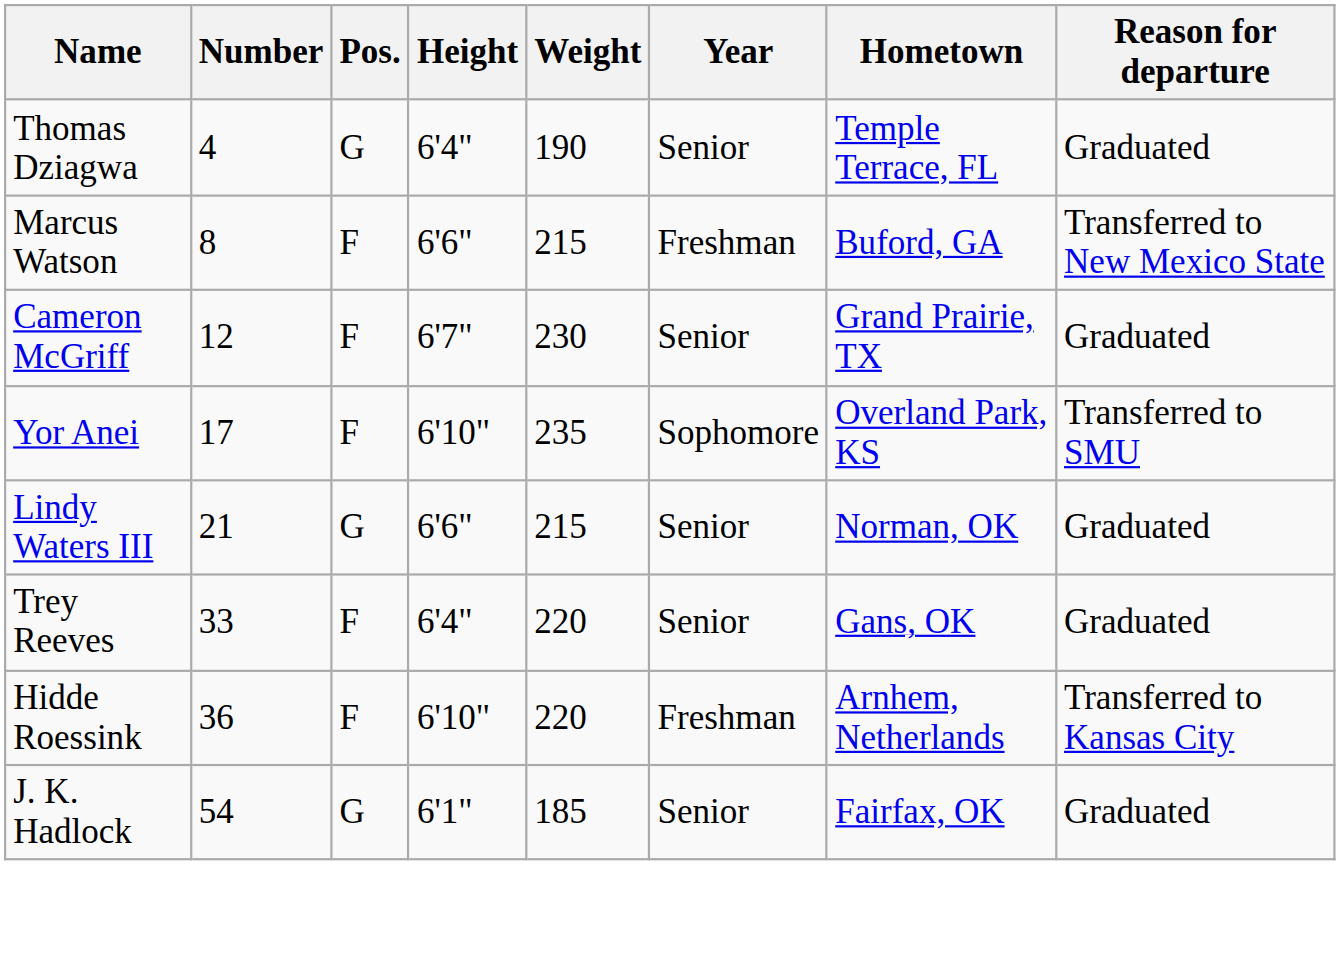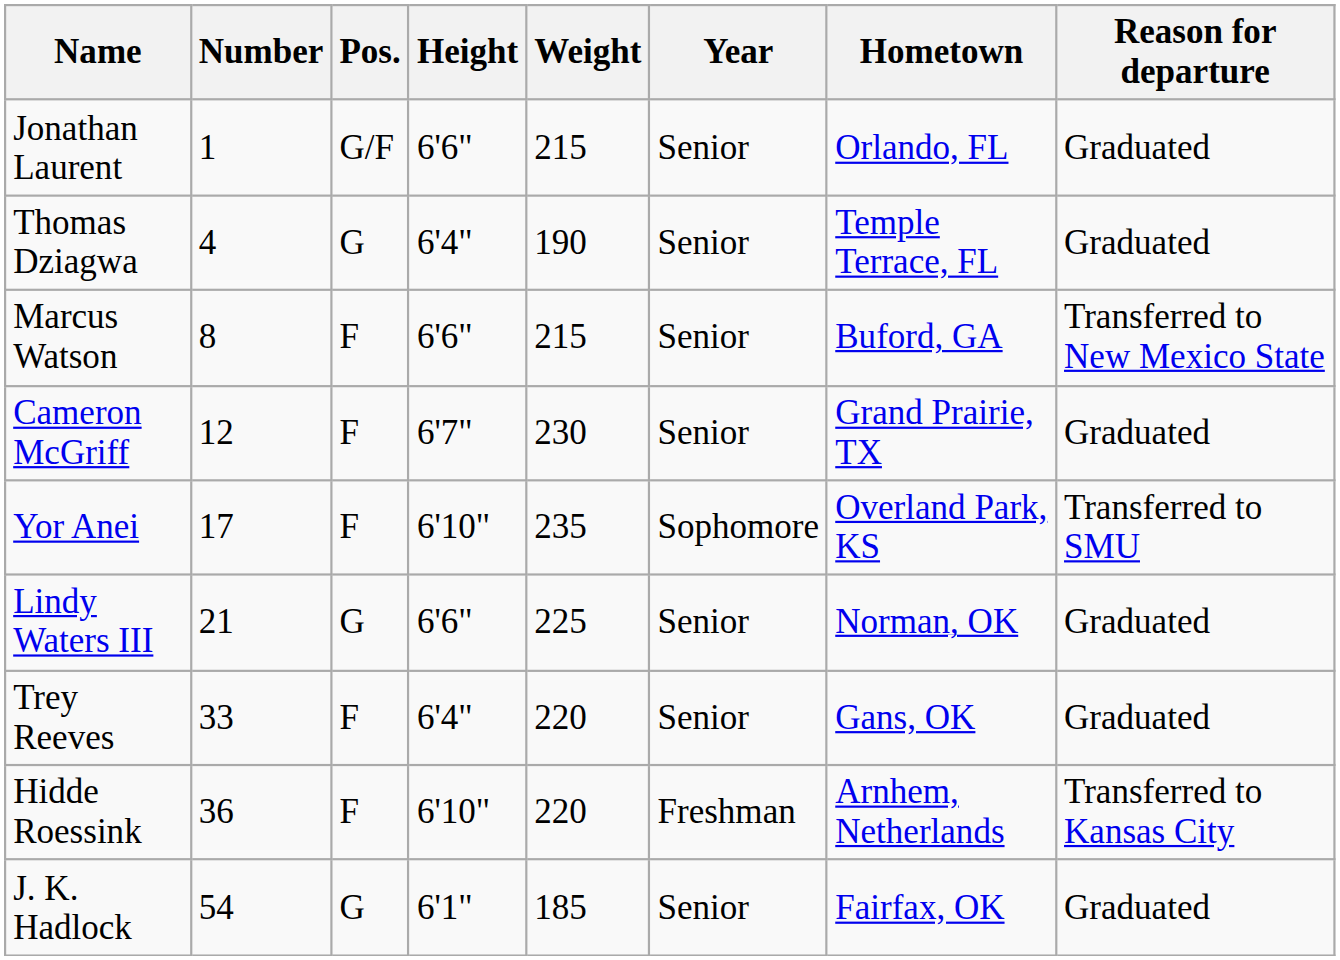+ row: (75, 146)
(727, 241) Freshman -> (703, 336) Senior
(561, 526) 215 -> (561, 621) 225
